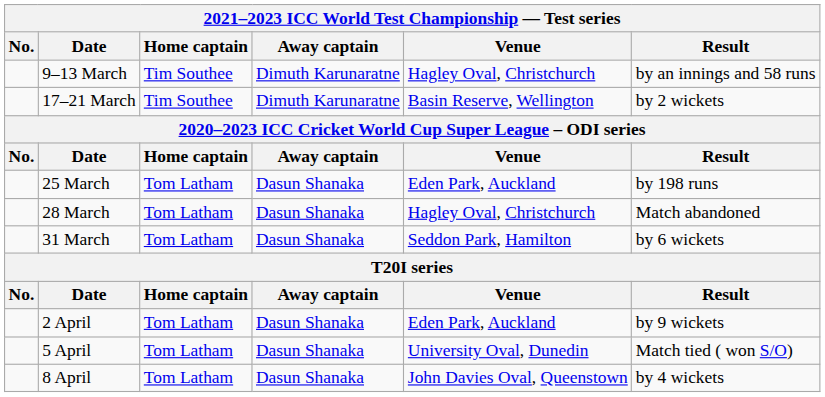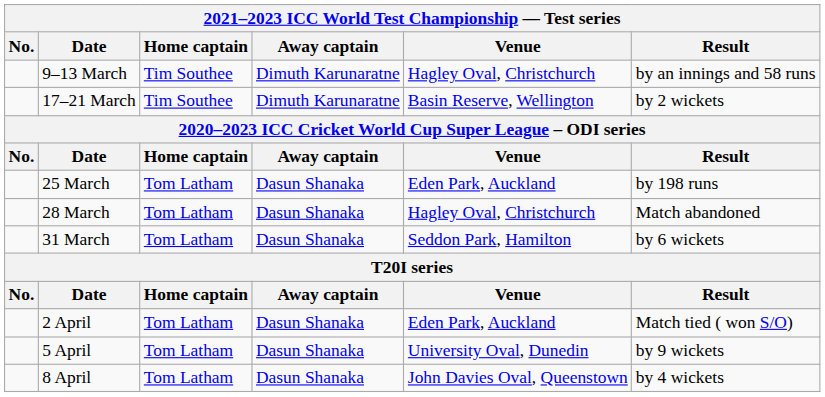(680, 322) by 9 wickets -> (714, 322) Match tied ( won S/O)
(714, 350) Match tied ( won S/O) -> (680, 350) by 9 wickets
